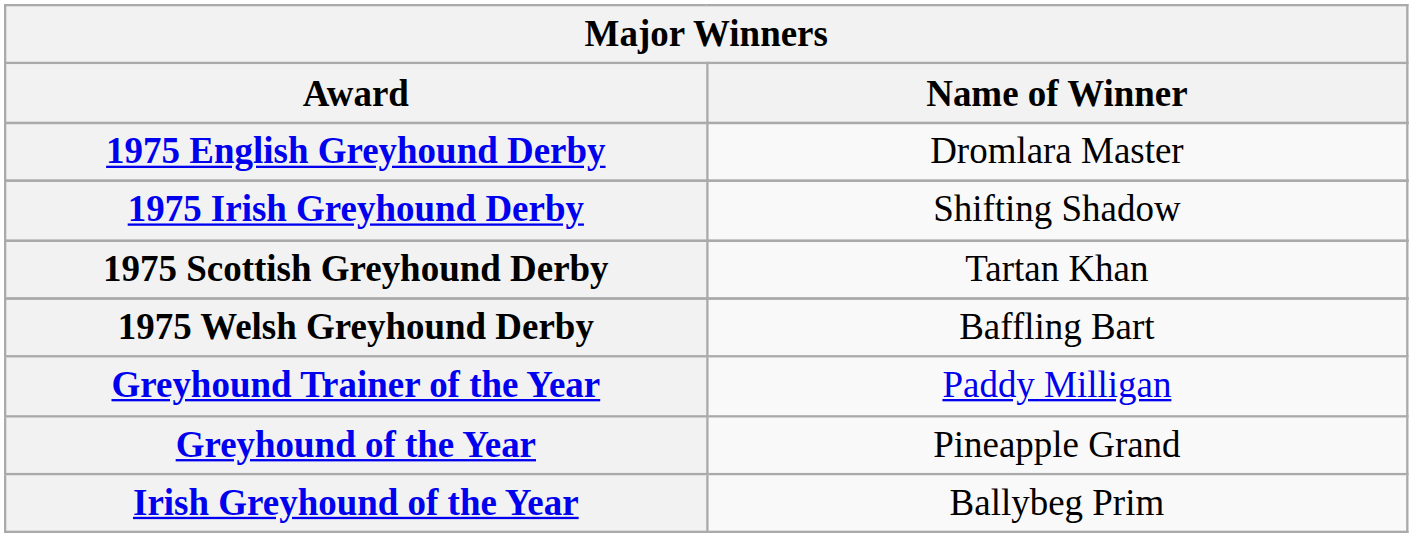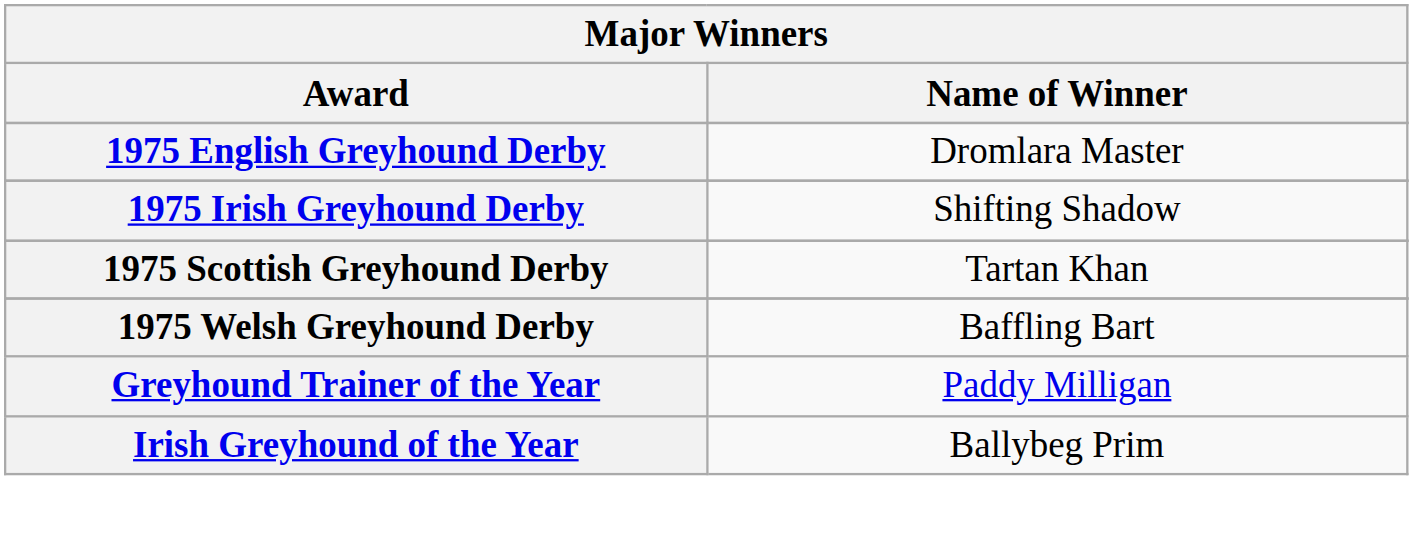- row: (356, 444)
